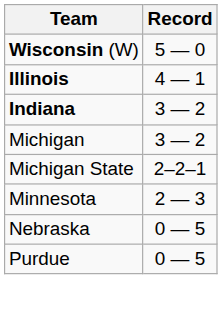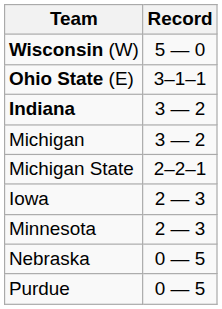- row: (39, 79)
+ row: (71, 79)
+ row: (29, 199)
